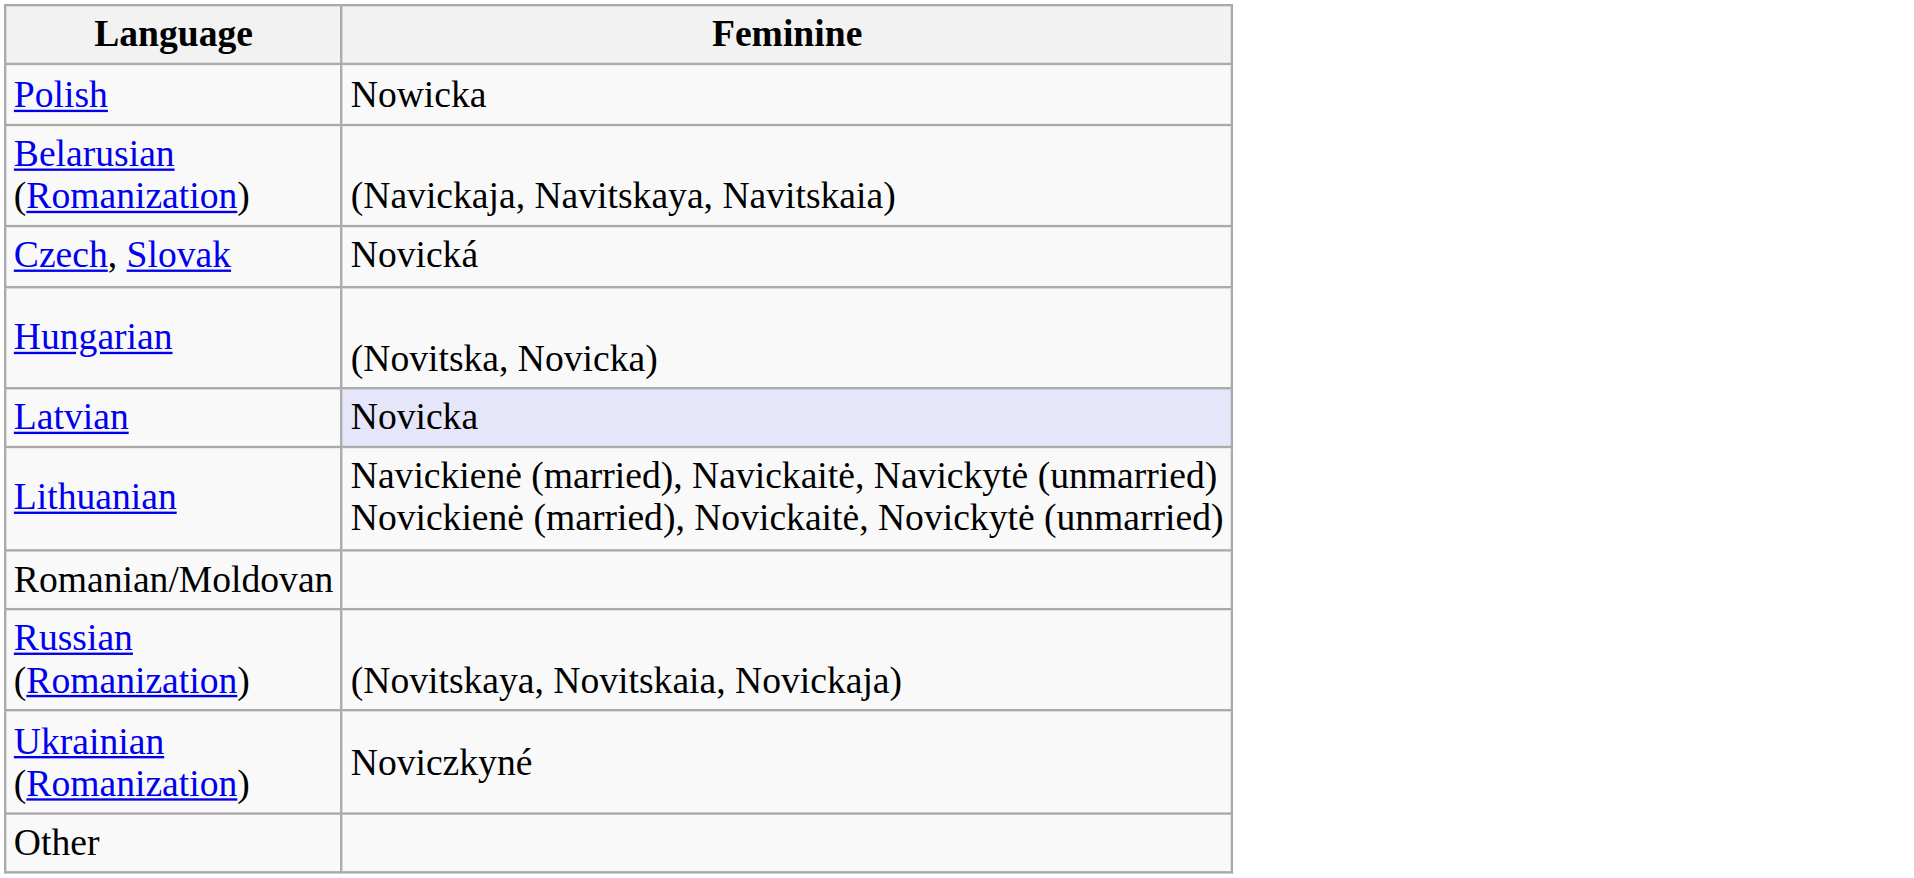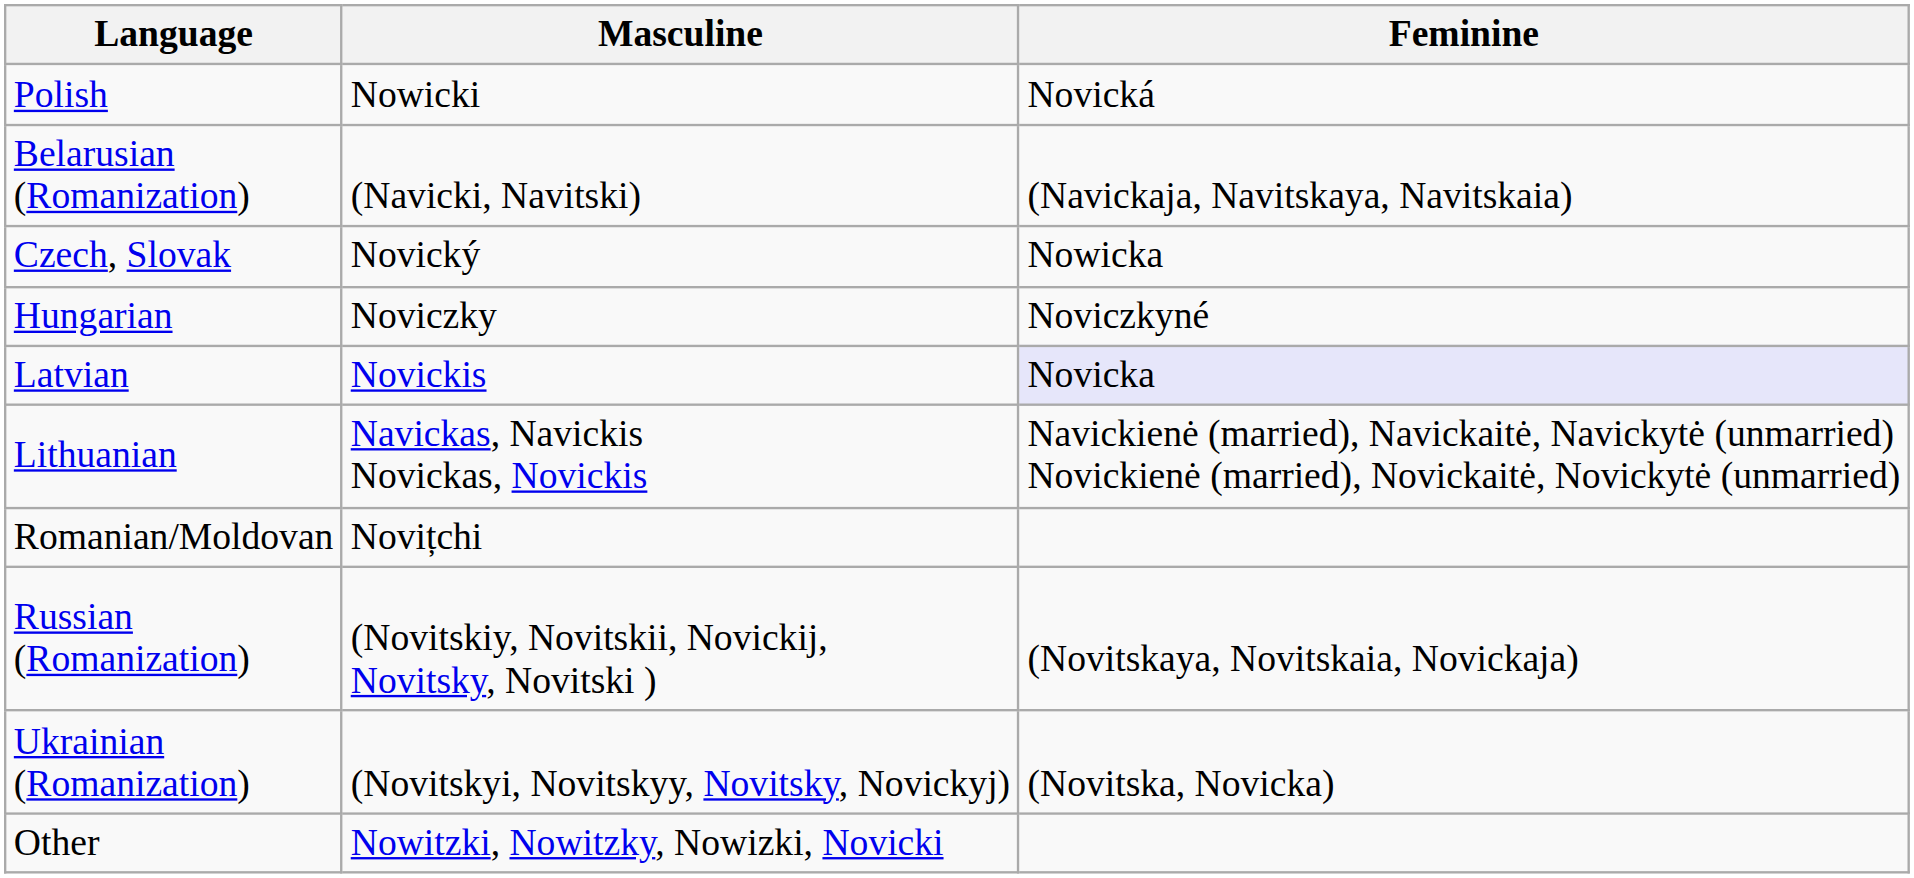+ column: (680, 34)
(419, 93) Nowicka -> (1091, 93) Novická
(414, 255) Novická -> (1095, 255) Nowicka
(504, 357) (Novitska, Novicka) -> (1118, 315) Noviczkyné
(442, 761) Noviczkyné -> (1181, 782) (Novitska, Novicka)
